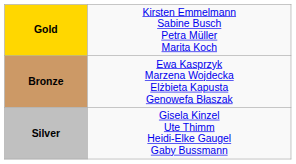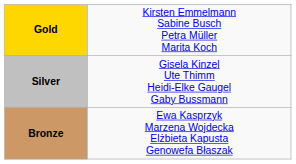rows swapped: (46, 133) <-> (46, 81)
